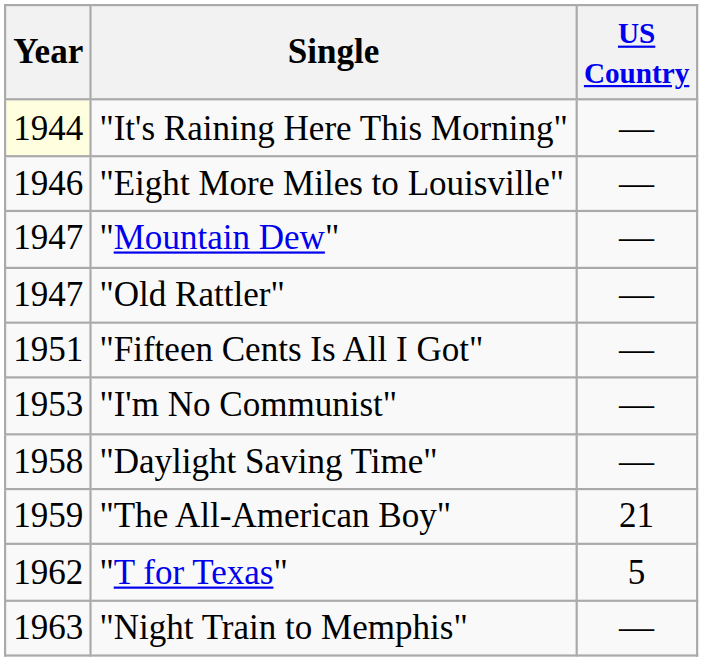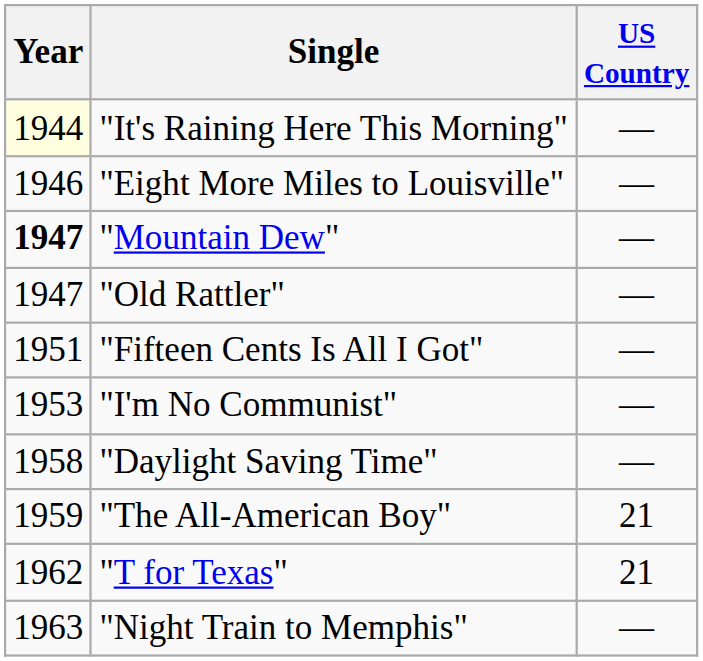(48, 238) normal -> (48, 238) bold
(637, 571) 5 -> (637, 571) 21
